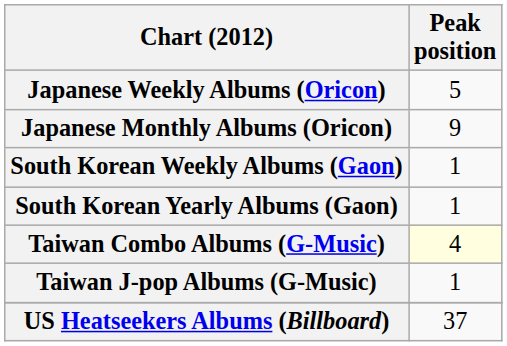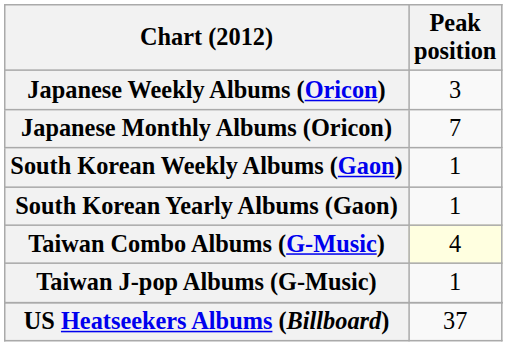(455, 89) 5 -> (455, 89) 3
(455, 128) 9 -> (455, 128) 7
